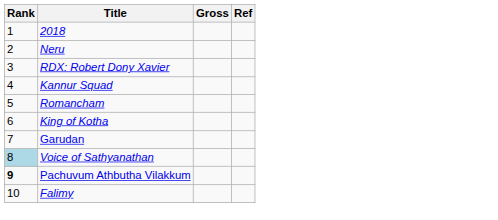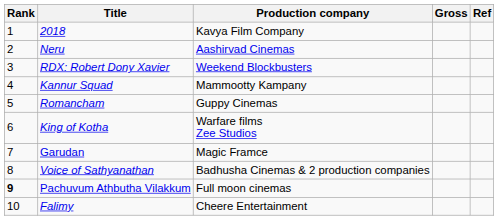+ column: (313, 13)
(10, 157) lightblue background -> (10, 170) no background
